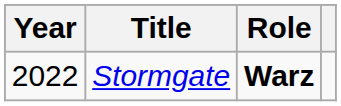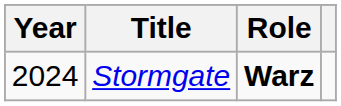(45, 75) 2022 -> (45, 75) 2024
